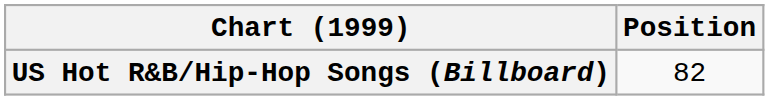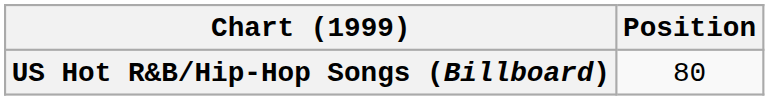(690, 73) 82 -> (690, 73) 80
